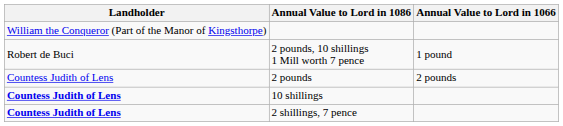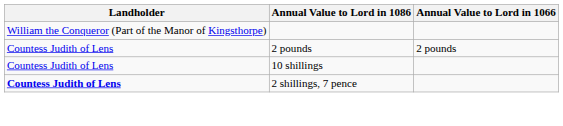- row: (320, 54)
(64, 95) bold -> (60, 65) normal
